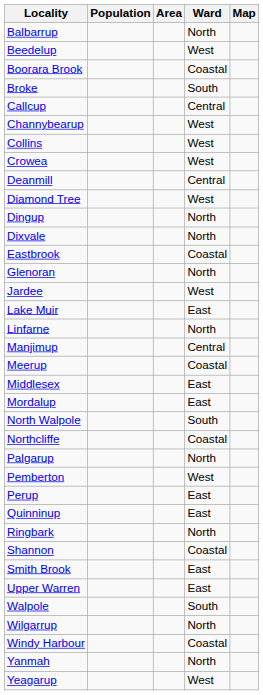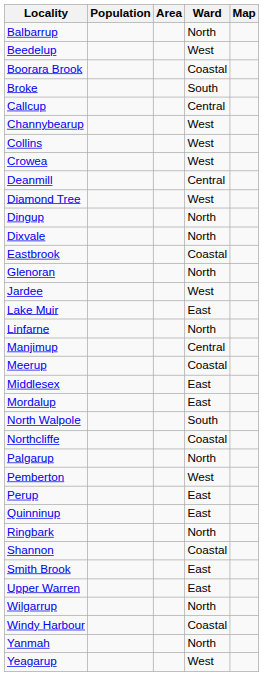- row: (28, 606)
